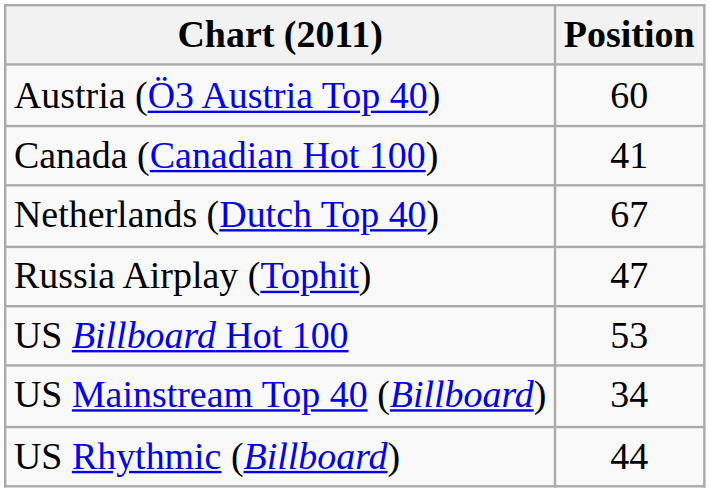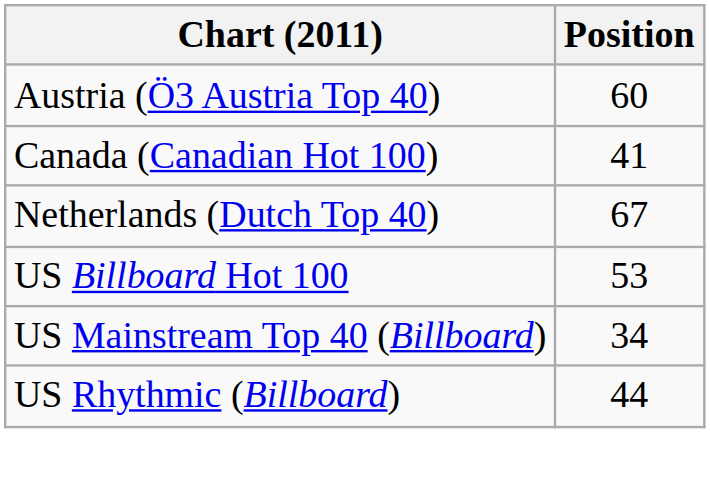- row: (193, 275)
